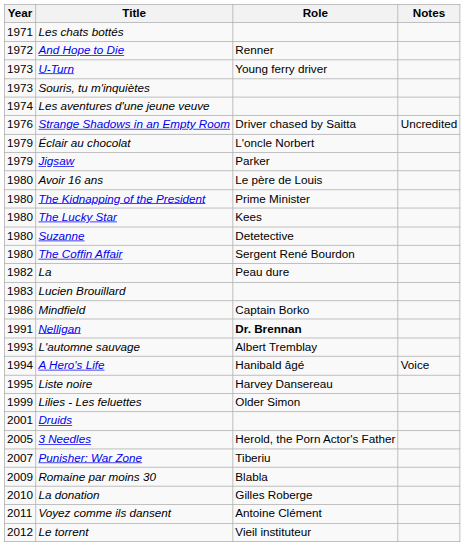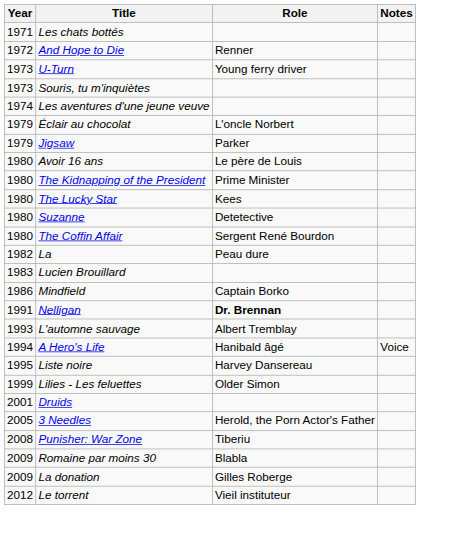- row: (134, 124)
(20, 458) 2007 -> (20, 439) 2008
(20, 495) 2010 -> (20, 476) 2009
- row: (105, 513)
